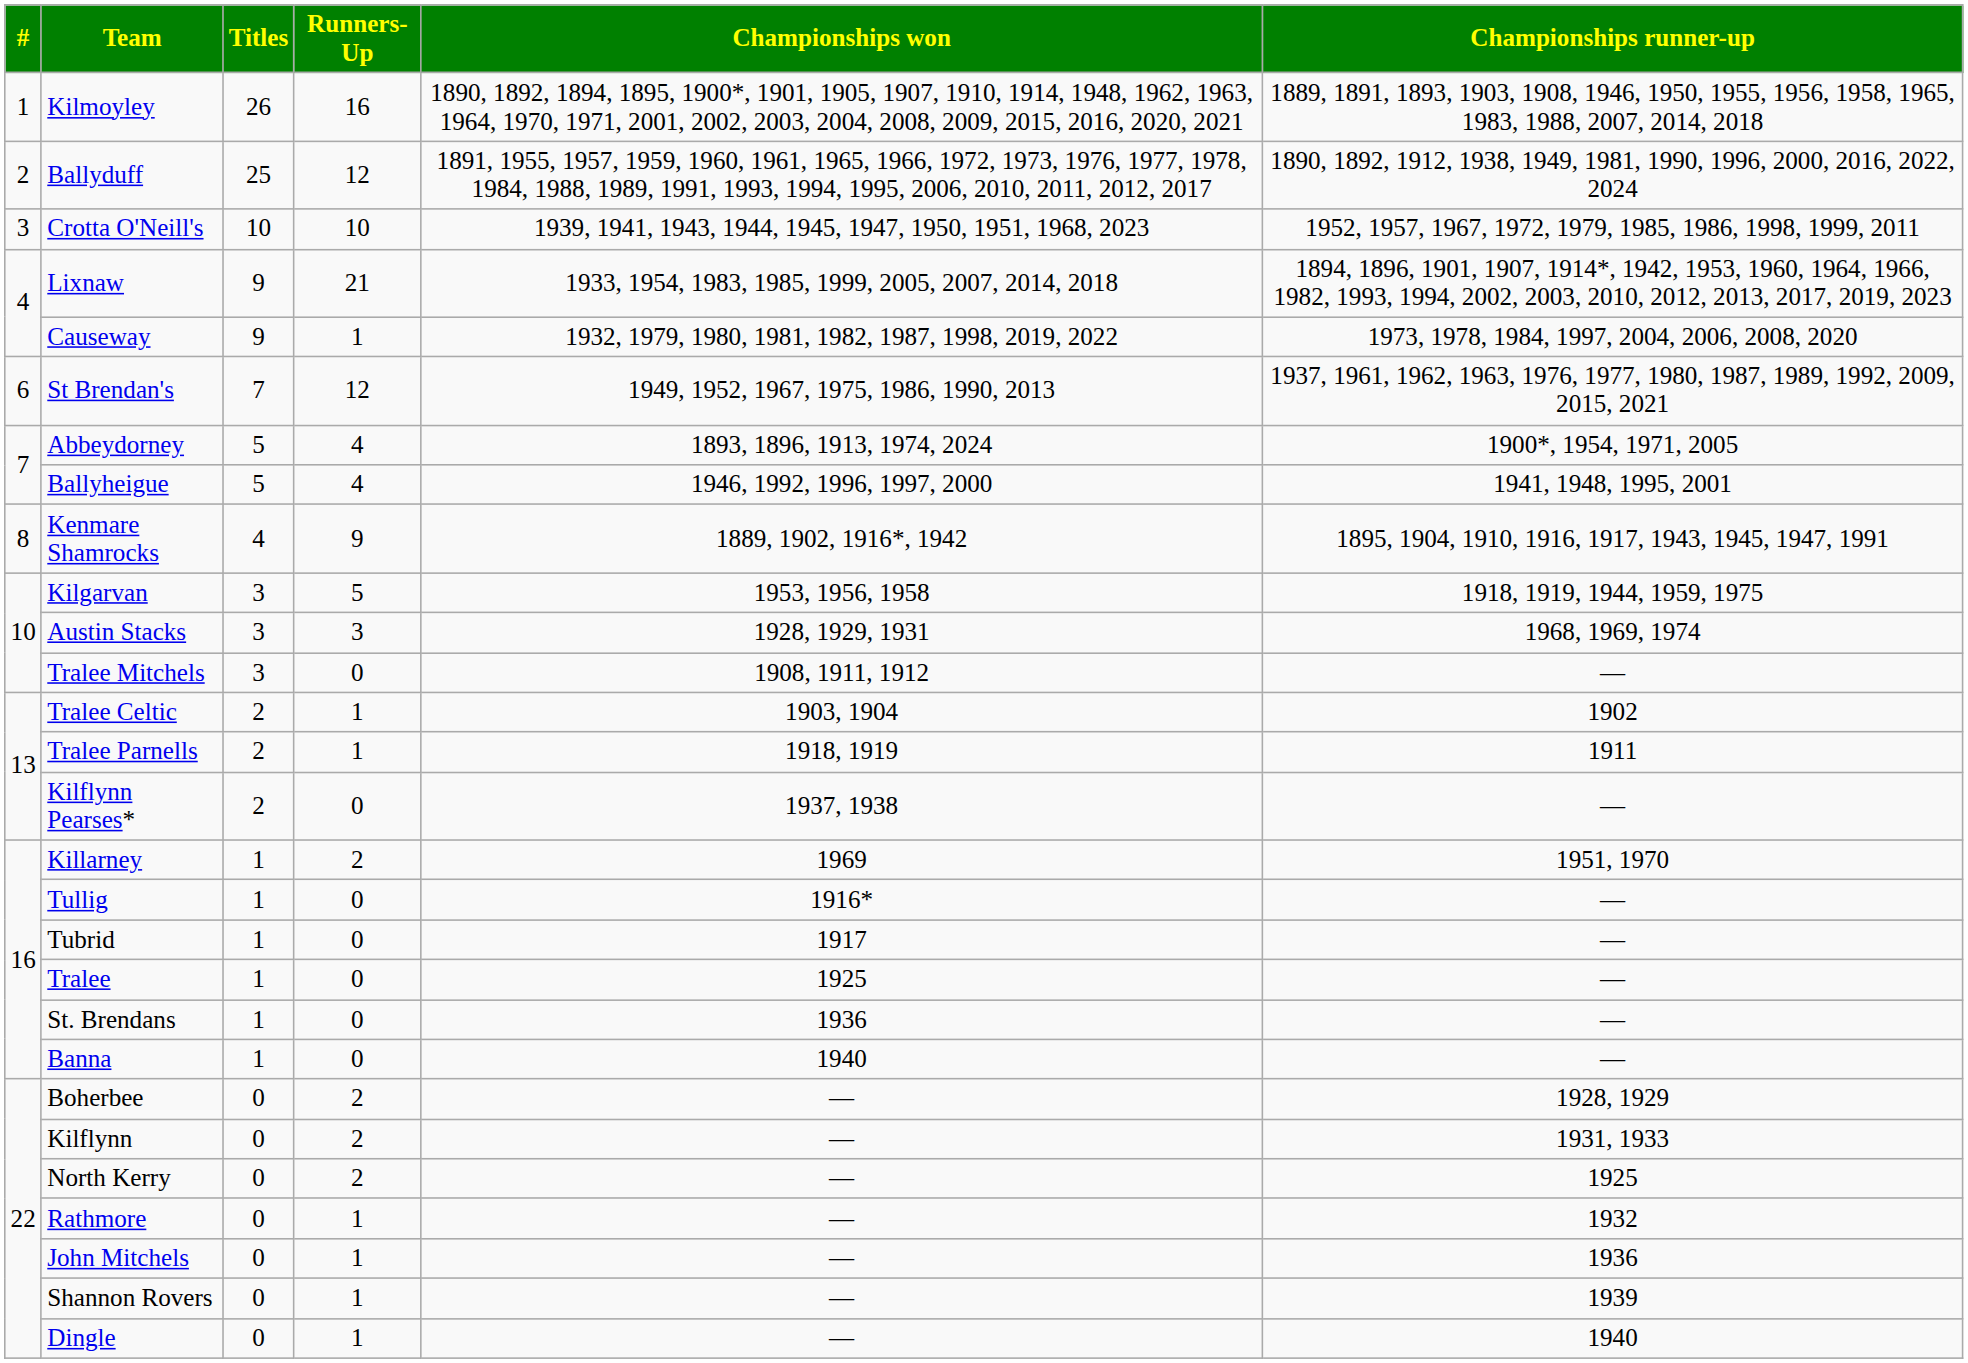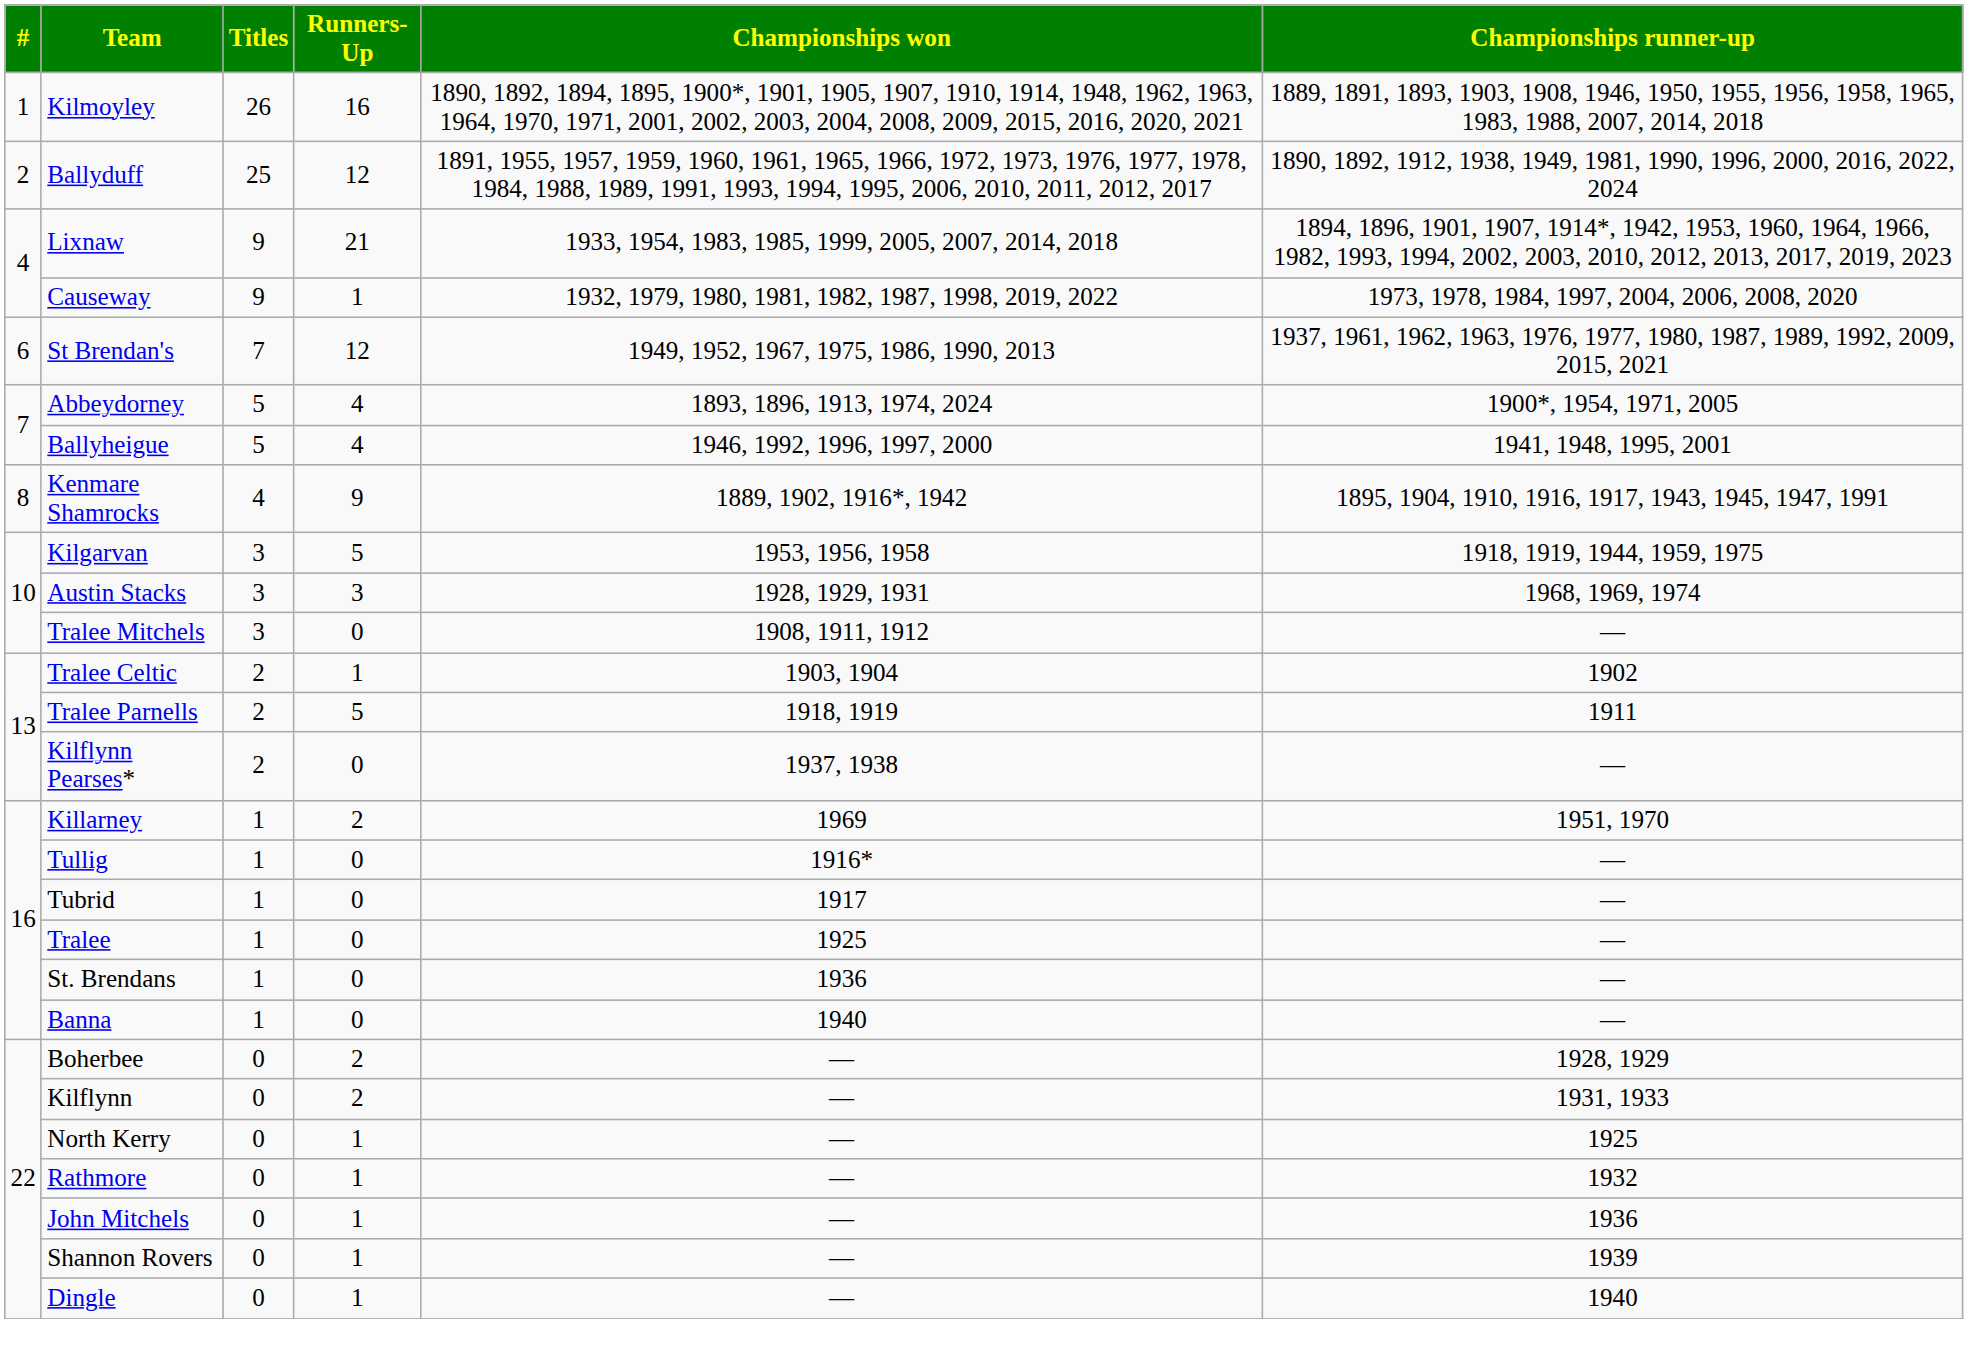- row: (125, 228)
(357, 751) 1 -> (357, 711) 5
(357, 1178) 2 -> (357, 1138) 1
